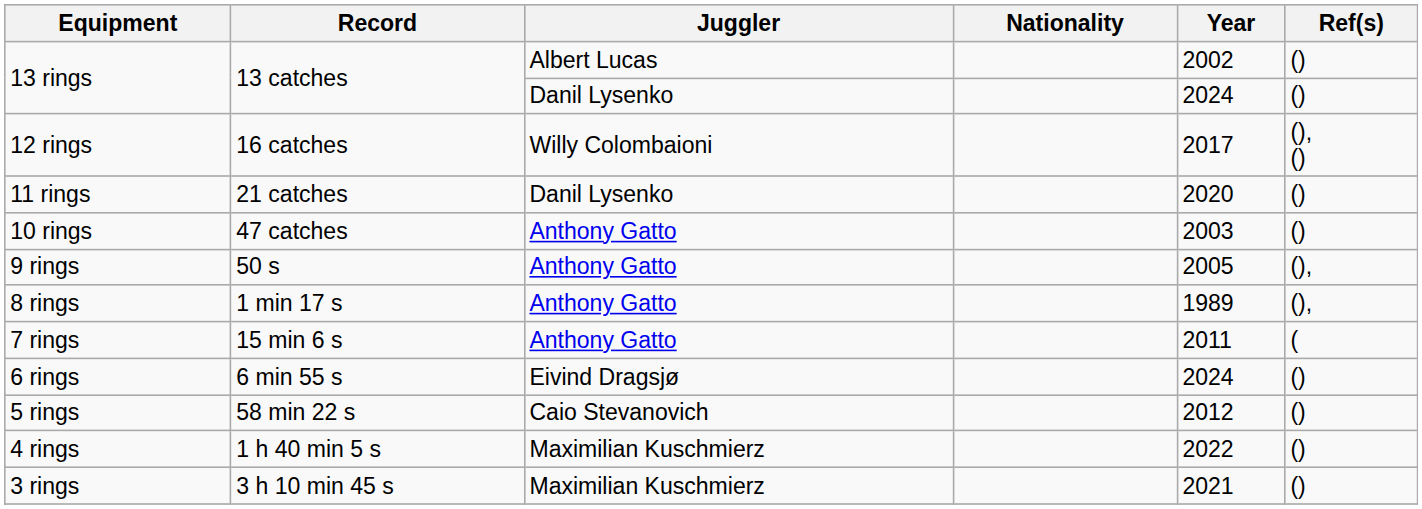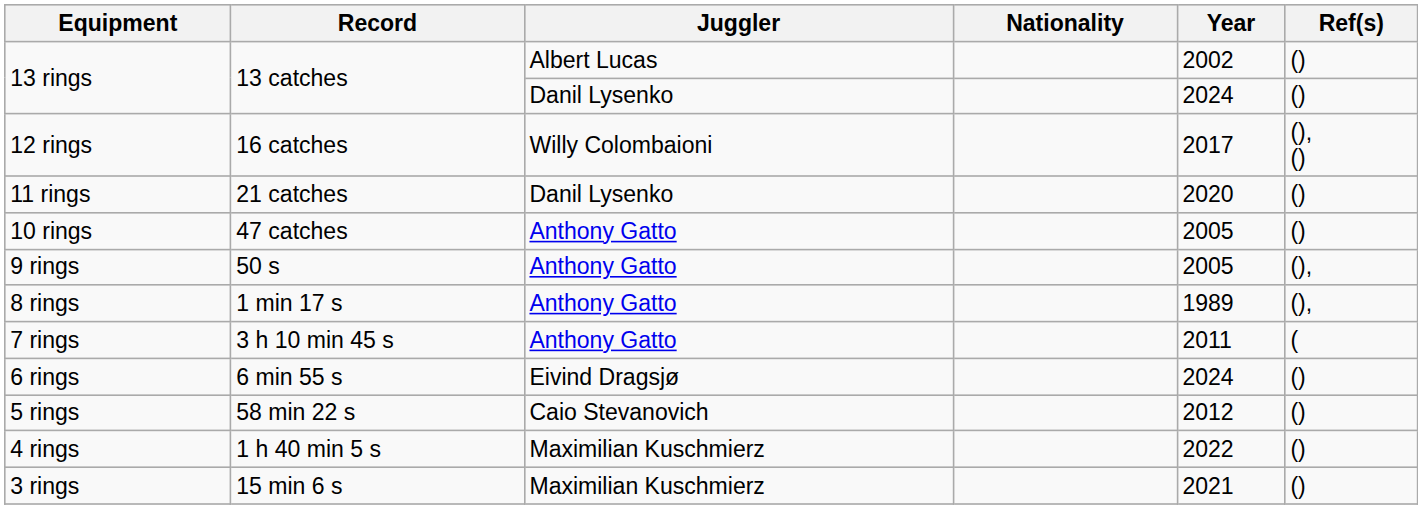(1208, 231) 2003 -> (1208, 231) 2005
(289, 340) 15 min 6 s -> (315, 340) 3 h 10 min 45 s
(315, 486) 3 h 10 min 45 s -> (289, 486) 15 min 6 s
